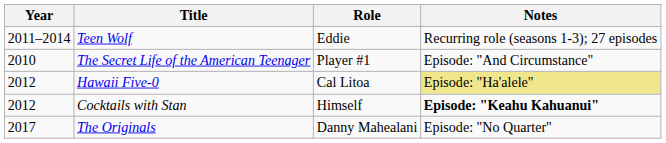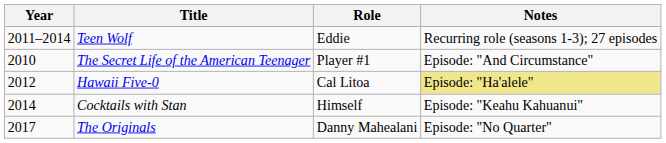(22, 104) 2012 -> (22, 104) 2014
(511, 104) bold -> (503, 104) normal
